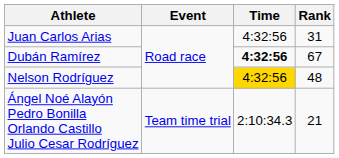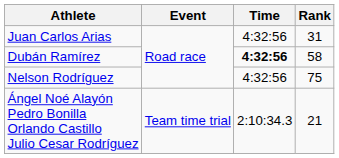(315, 57) 67 -> (315, 57) 58
(265, 78) gold background -> (265, 78) no background
(315, 78) 48 -> (315, 78) 75
